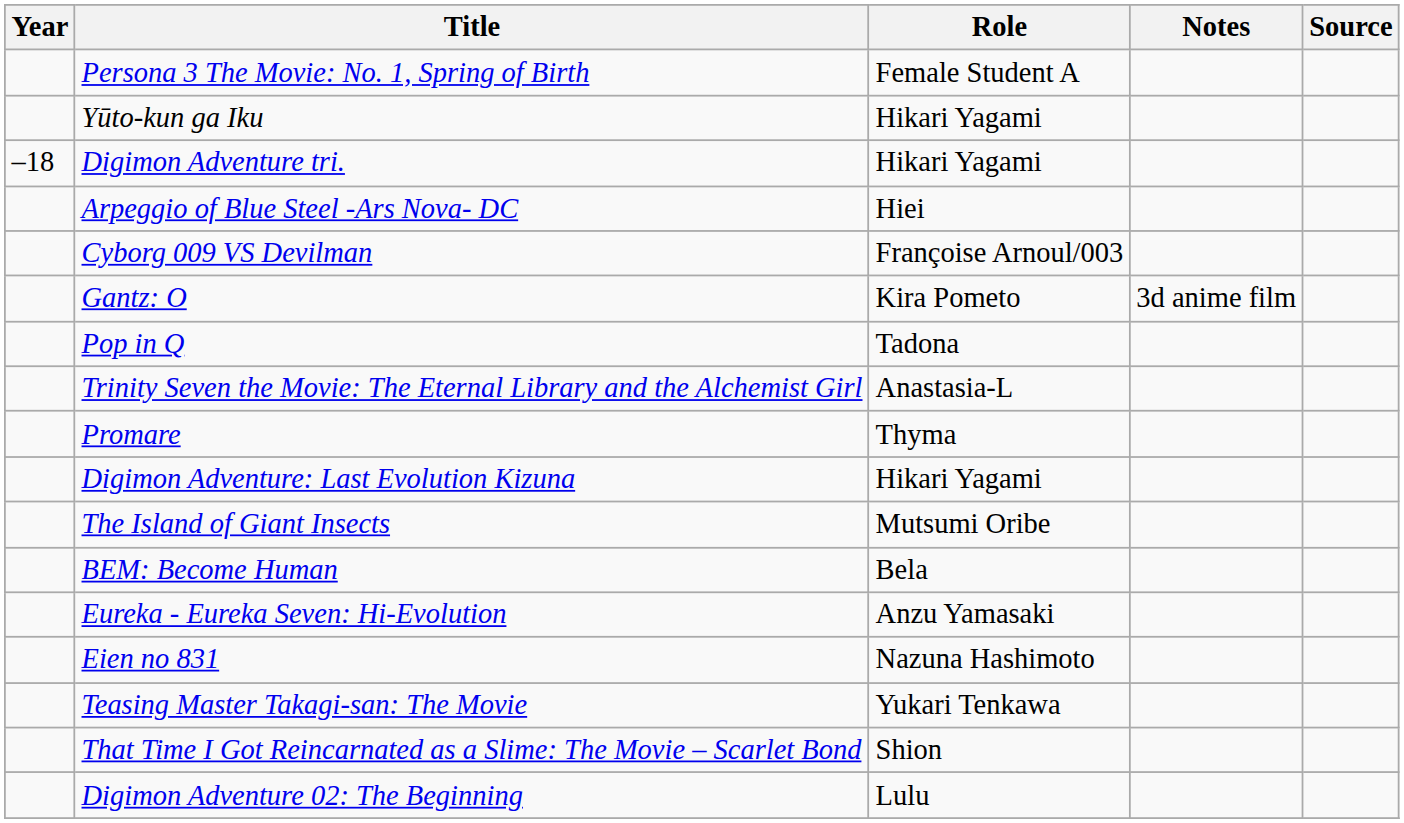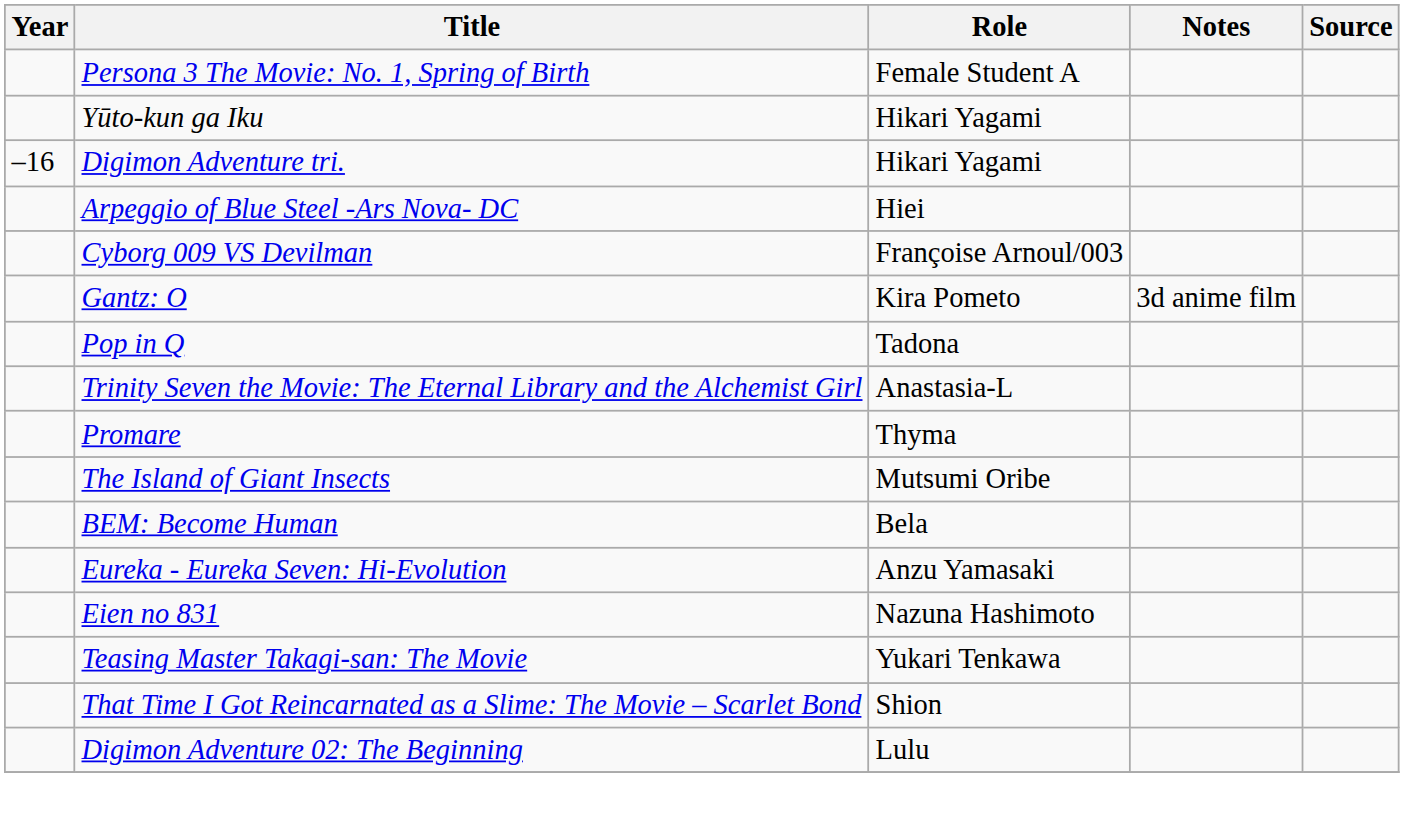(33, 162) –18 -> (33, 162) –16
- row: (328, 478)
